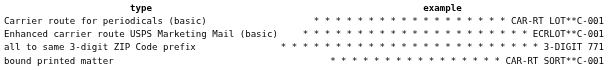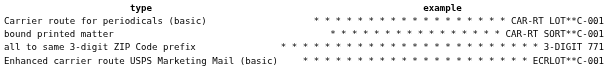rows swapped: (141, 34) <-> (59, 61)
